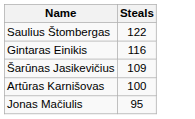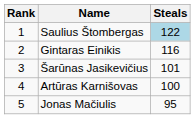+ column: (21, 13)
(137, 31) no background -> (170, 31) lightblue background
(137, 68) 109 -> (170, 68) 101
